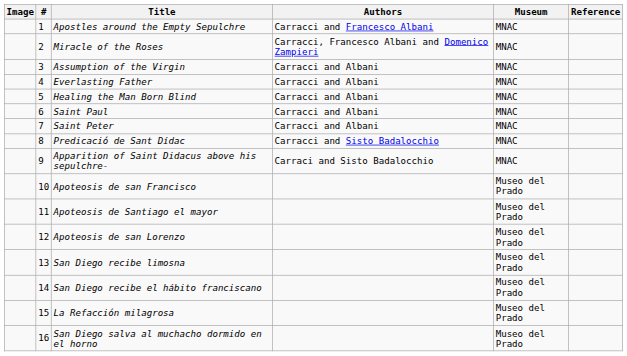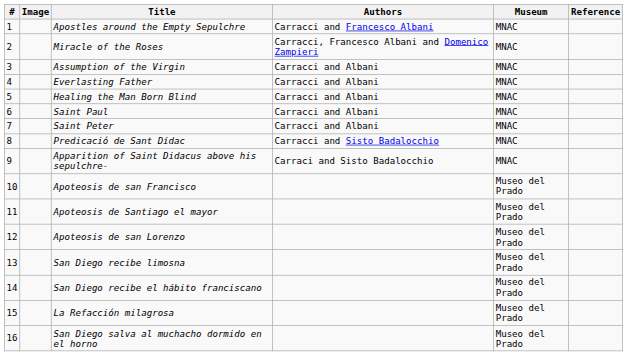columns swapped: (44, 12) <-> (20, 12)
